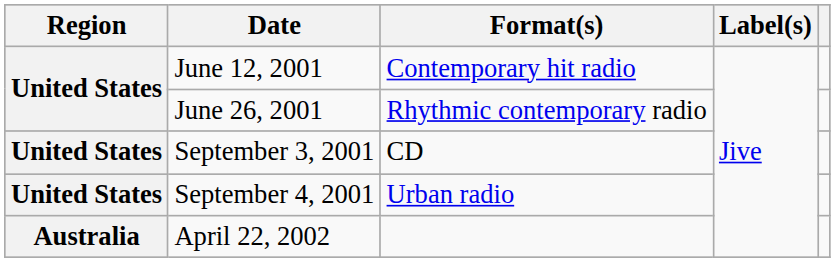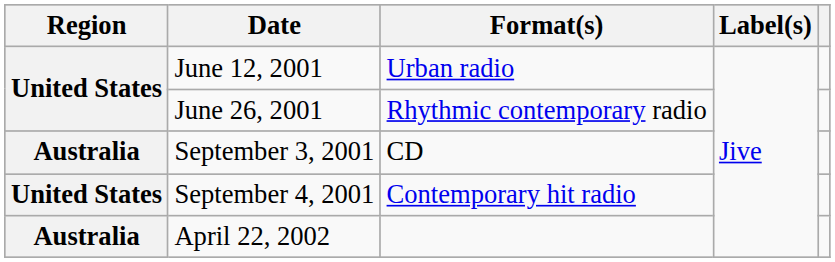(511, 67) Contemporary hit radio -> (450, 67) Urban radio
(87, 151) United States -> (87, 151) Australia
(450, 194) Urban radio -> (511, 194) Contemporary hit radio
